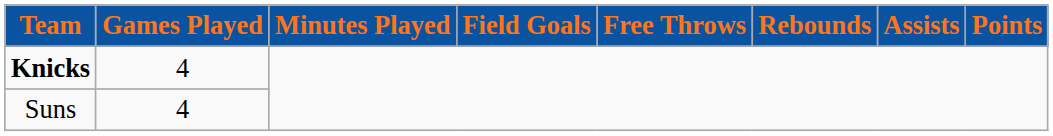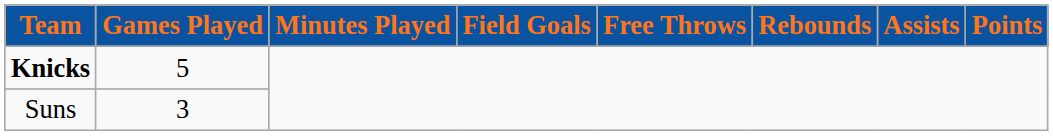(183, 67) 4 -> (183, 67) 5
(183, 109) 4 -> (183, 109) 3
